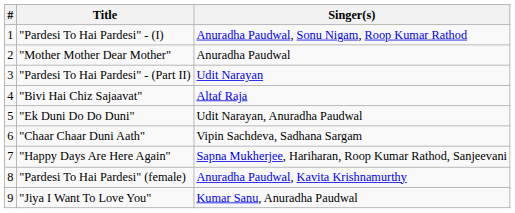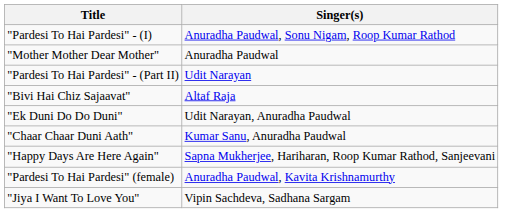- column: (10, 14)
(279, 136) Vipin Sachdeva, Sadhana Sargam -> (265, 136) Kumar Sanu, Anuradha Paudwal
(277, 197) Kumar Sanu, Anuradha Paudwal -> (267, 197) Vipin Sachdeva, Sadhana Sargam
